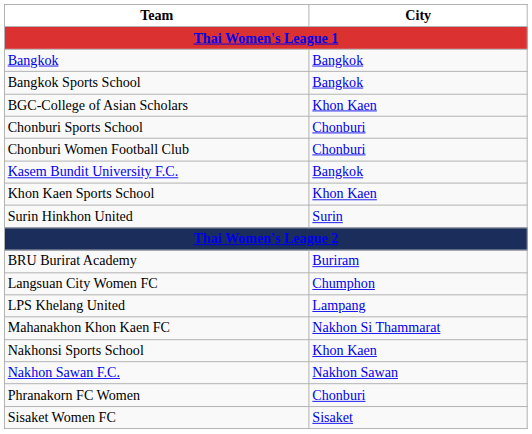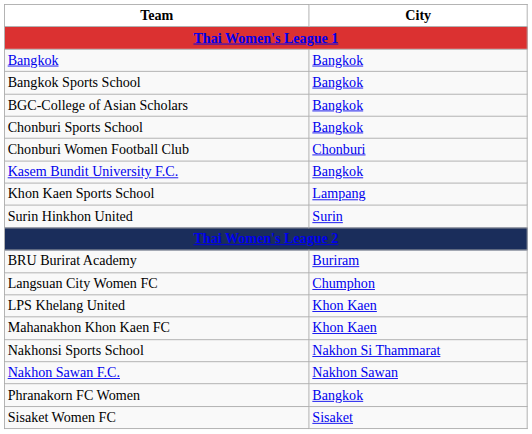(345, 104) Khon Kaen -> (338, 104) Bangkok
(339, 127) Chonburi -> (338, 127) Bangkok
(345, 194) Khon Kaen -> (339, 194) Lampang
(339, 305) Lampang -> (345, 305) Khon Kaen
(376, 328) Nakhon Si Thammarat -> (345, 328) Khon Kaen
(345, 350) Khon Kaen -> (376, 350) Nakhon Si Thammarat
(339, 395) Chonburi -> (338, 395) Bangkok
